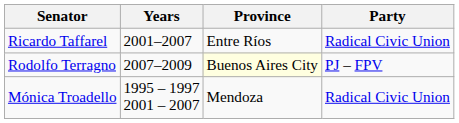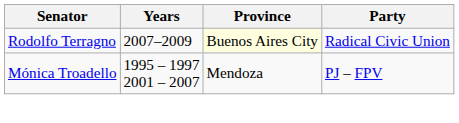- row: (58, 40)
(354, 64) PJ – FPV -> (387, 40) Radical Civic Union
(387, 97) Radical Civic Union -> (354, 73) PJ – FPV
